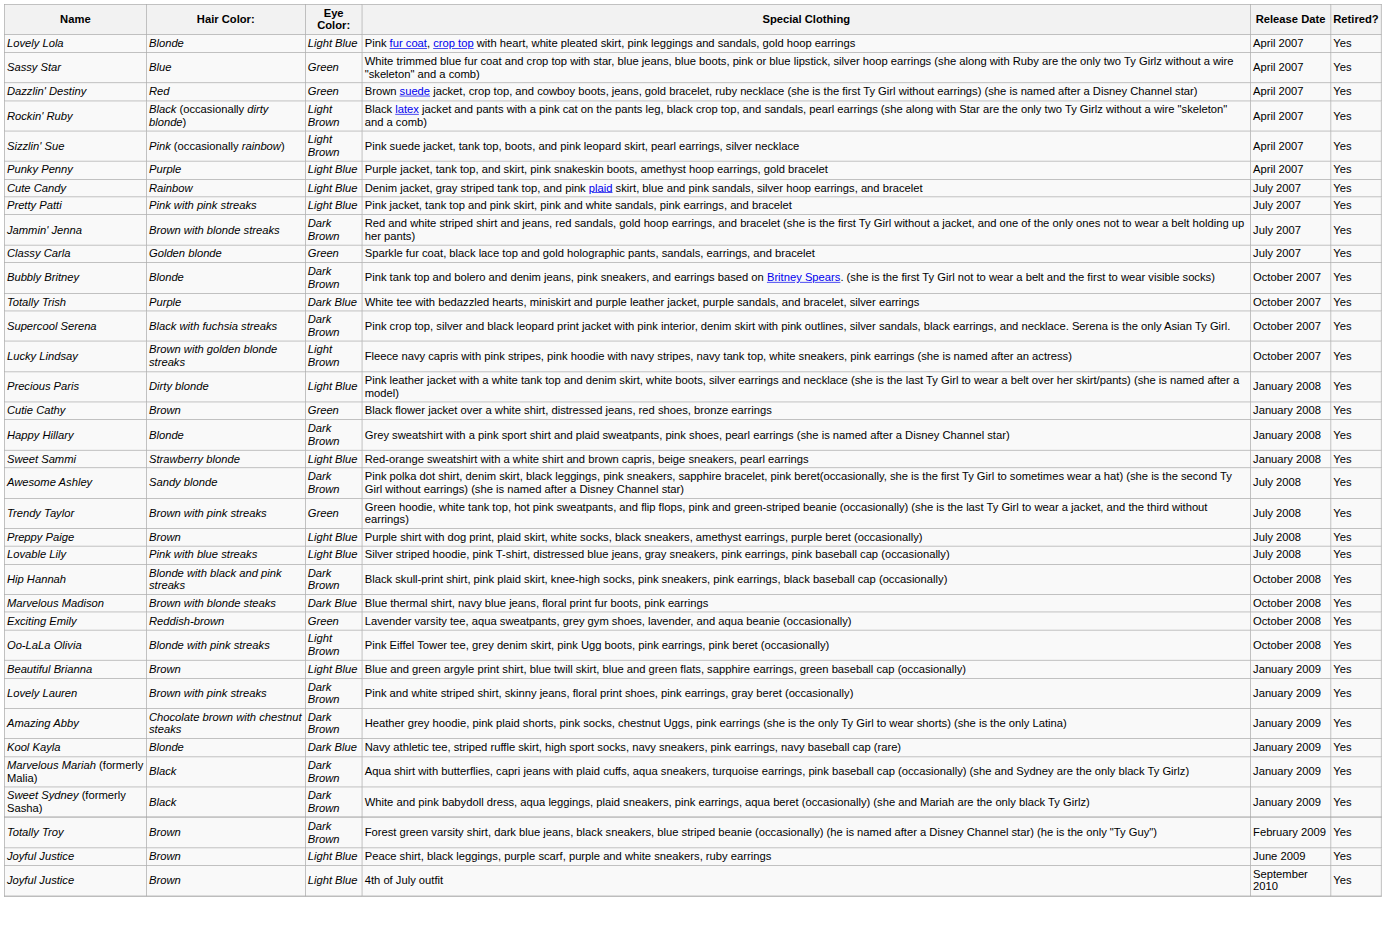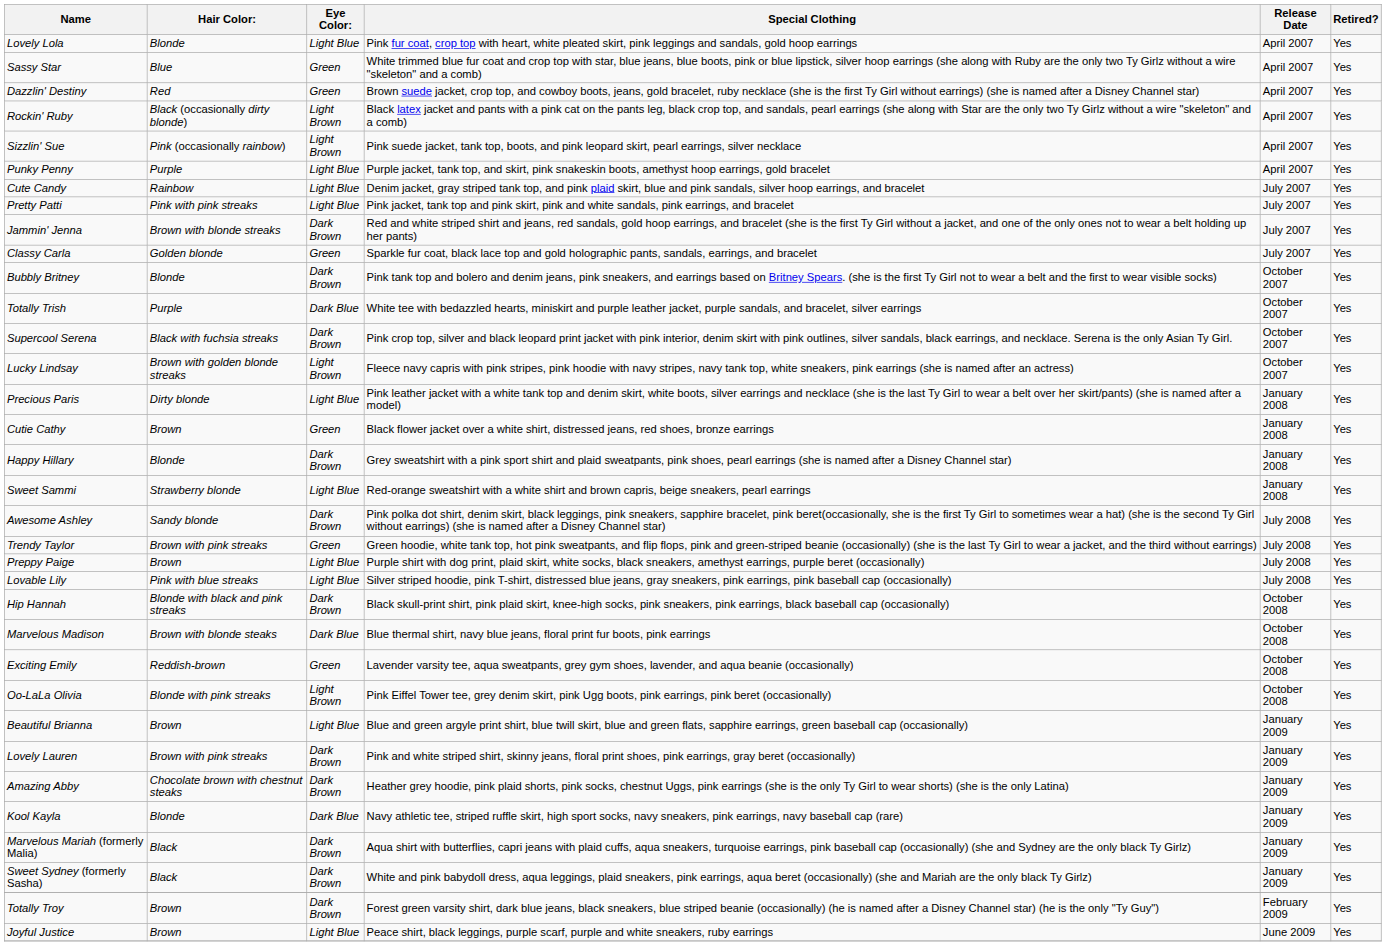- row: (404, 880)
